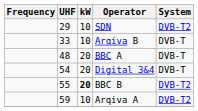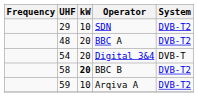- row: (117, 41)
(172, 56) DVB-T -> (175, 41) DVB-T2
(65, 85) 55 -> (65, 70) 58
